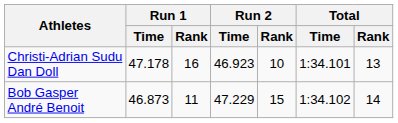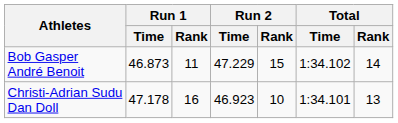rows swapped: (65, 65) <-> (46, 100)
